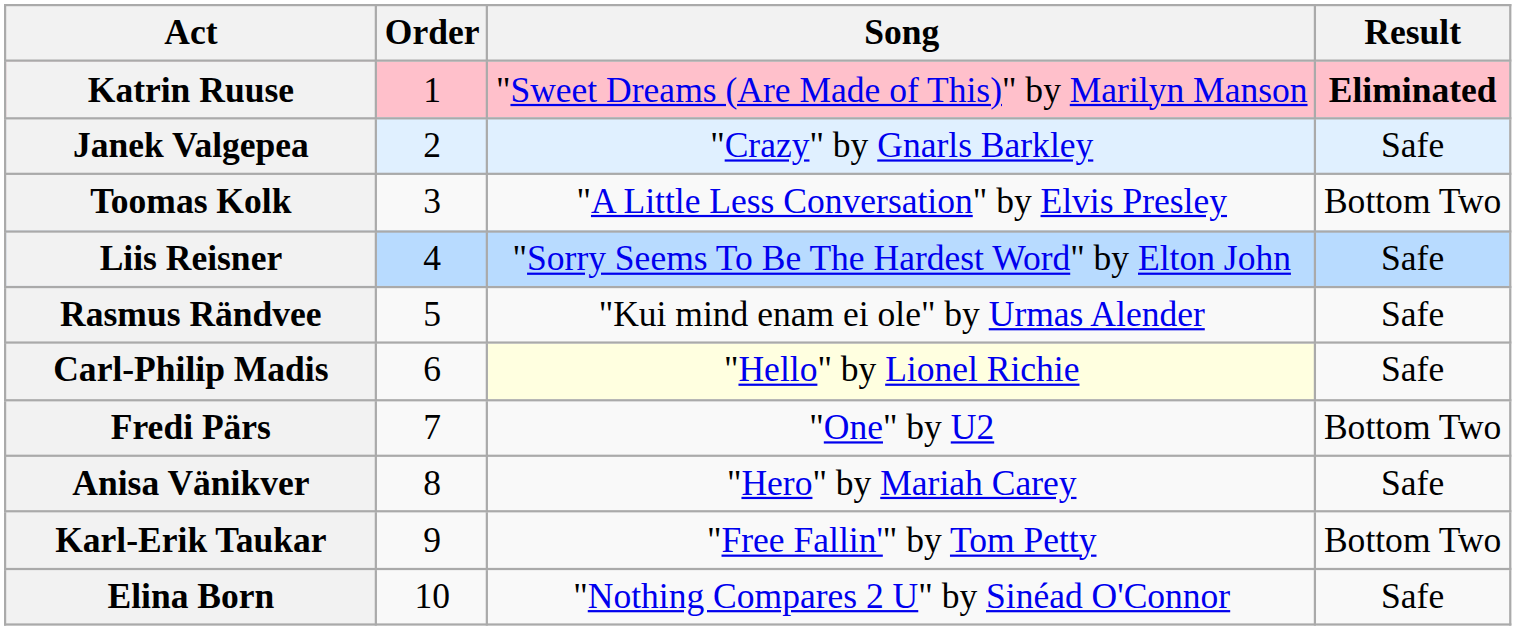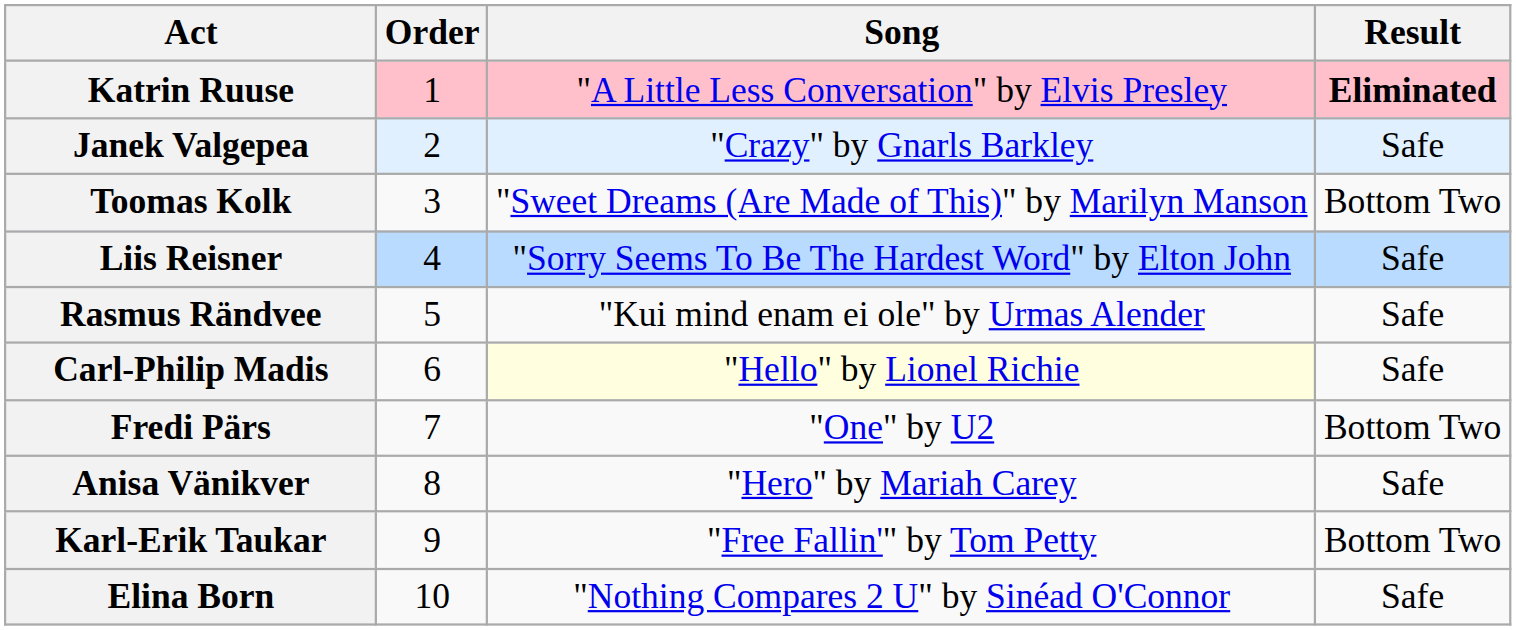(902, 88) "Sweet Dreams (Are Made of This)" by Marilyn Manson -> (902, 88) "A Little Less Conversation" by Elvis Presley
(902, 201) "A Little Less Conversation" by Elvis Presley -> (902, 201) "Sweet Dreams (Are Made of This)" by Marilyn Manson
